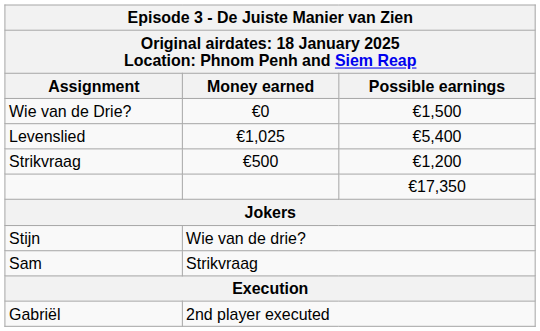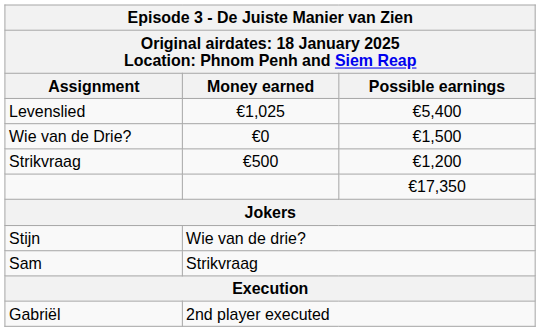rows swapped: (47, 137) <-> (70, 111)
